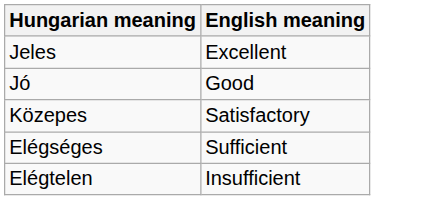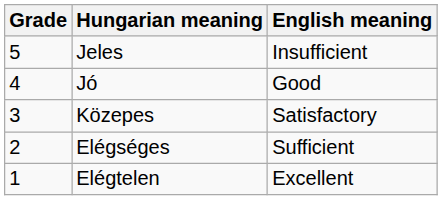+ column: (38, 20)
(246, 52) Excellent -> (320, 52) Insufficient
(253, 178) Insufficient -> (313, 178) Excellent
